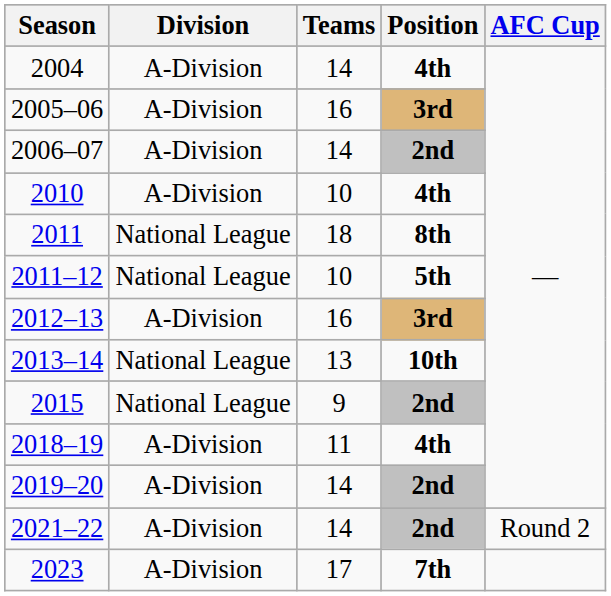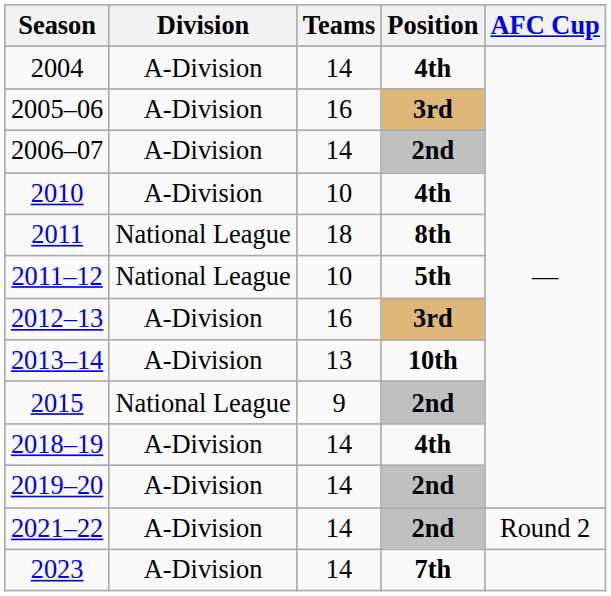(203, 360) National League -> (203, 360) A-Division
(339, 444) 11 -> (339, 444) 14
(339, 569) 17 -> (339, 569) 14
